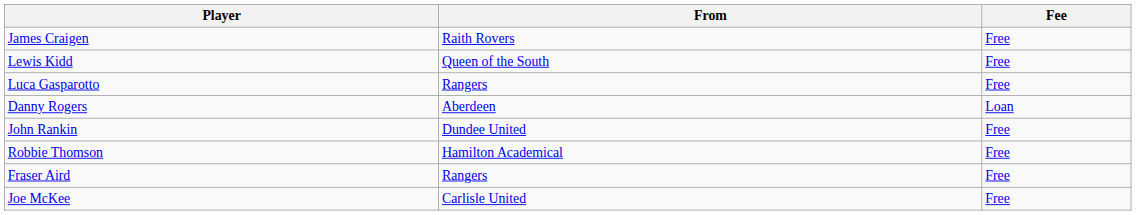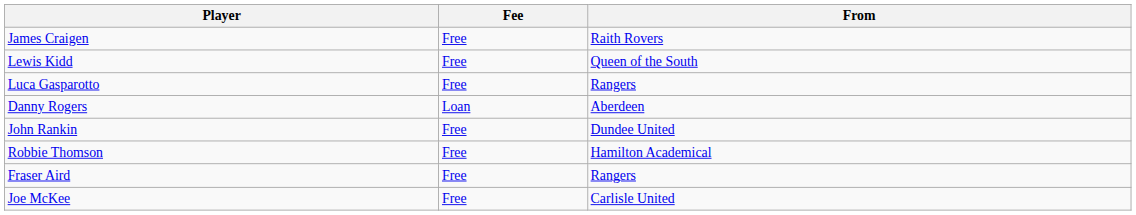columns swapped: (710, 16) <-> (1056, 16)
